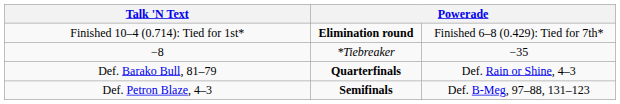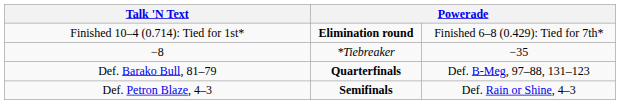(519, 71) Def. Rain or Shine, 4–3 -> (519, 71) Def. B-Meg, 97–88, 131–123
(519, 90) Def. B-Meg, 97–88, 131–123 -> (519, 90) Def. Rain or Shine, 4–3
